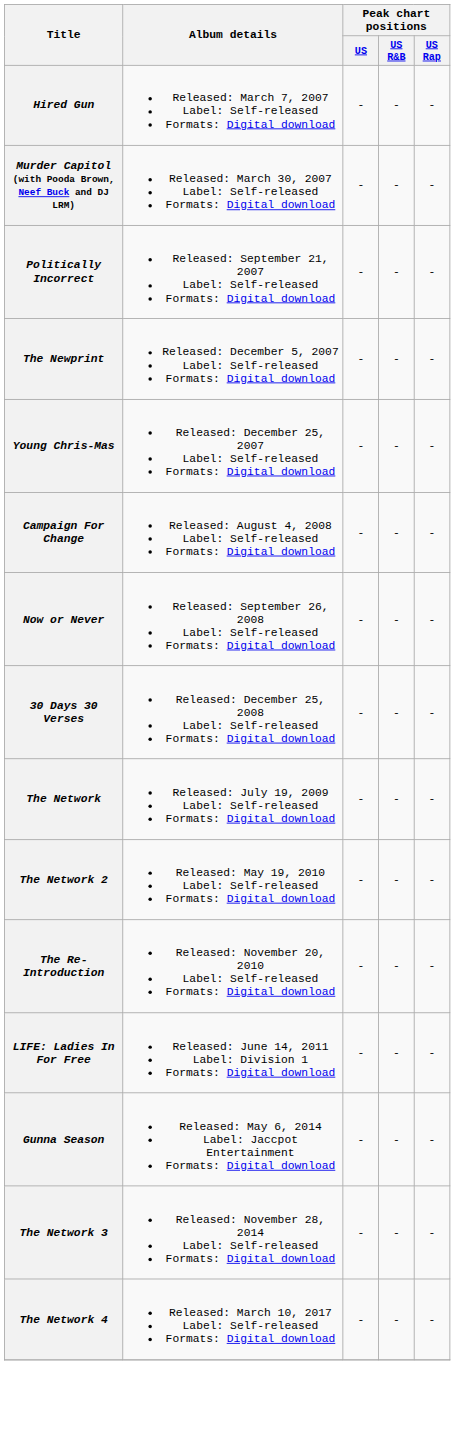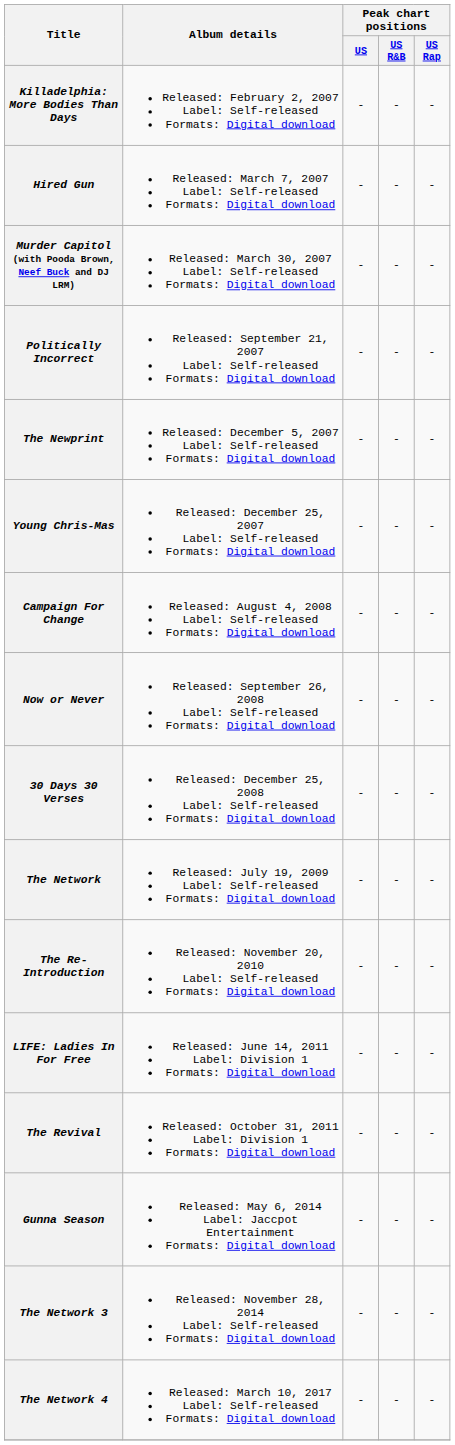+ row: (64, 105)
- row: (64, 879)
+ row: (64, 1133)
